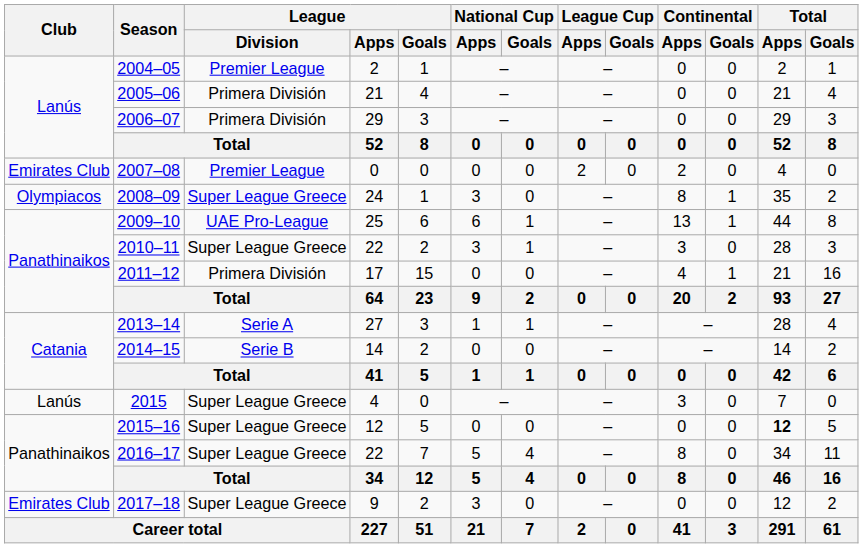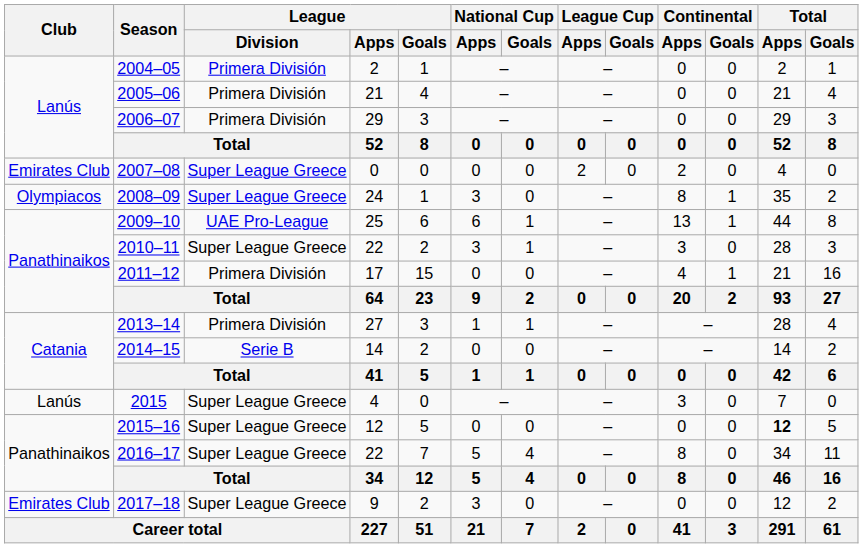(267, 68) Premier League -> (267, 68) Primera División
(267, 171) Premier League -> (267, 171) Super League Greece
(267, 324) Serie A -> (267, 324) Primera División
